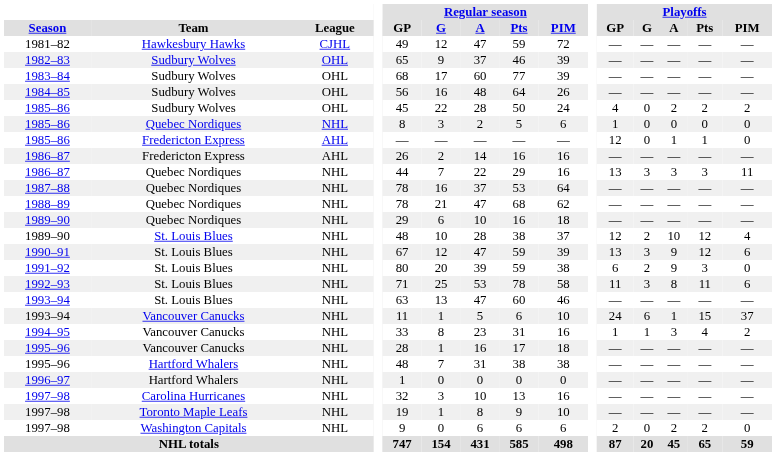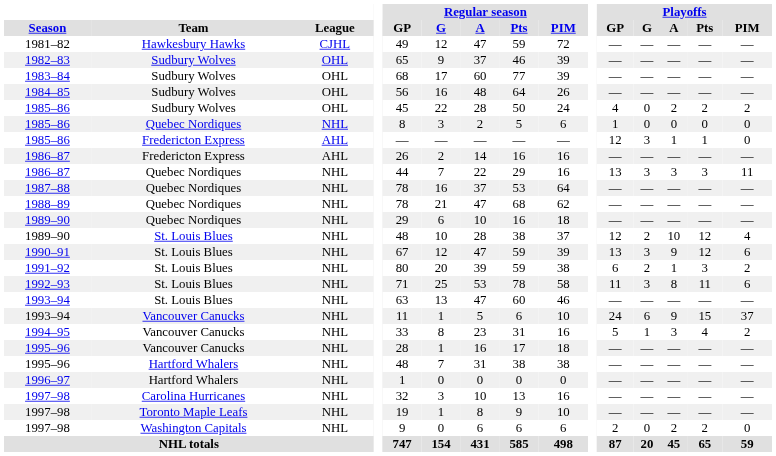(647, 140) 0 -> (647, 140) 3
(674, 268) 9 -> (674, 268) 1
(747, 268) 0 -> (747, 268) 2
(674, 316) 1 -> (674, 316) 9
(615, 332) 1 -> (615, 332) 5
